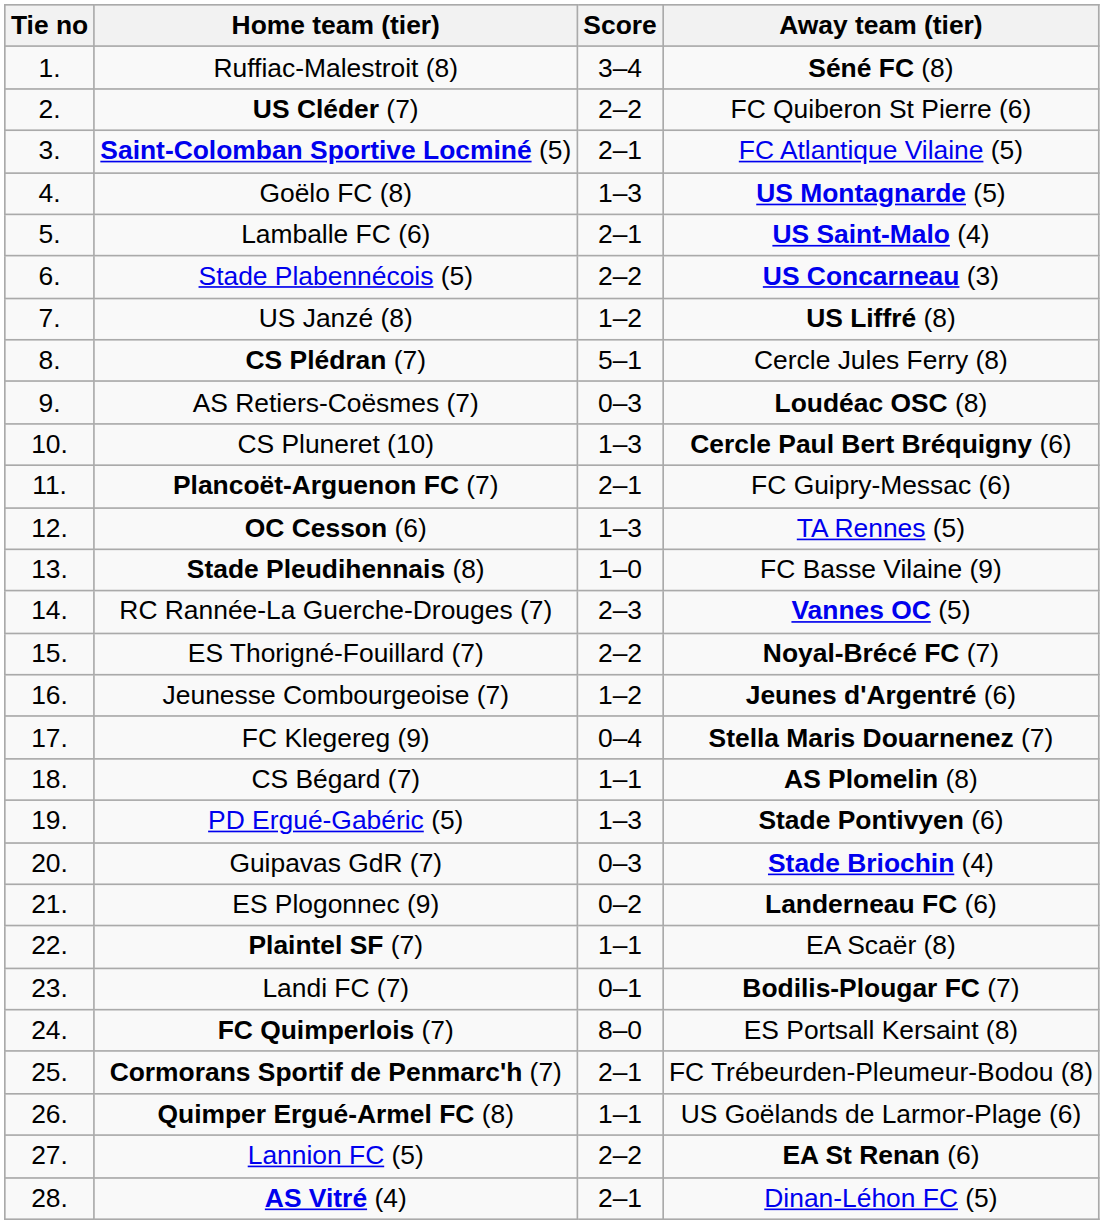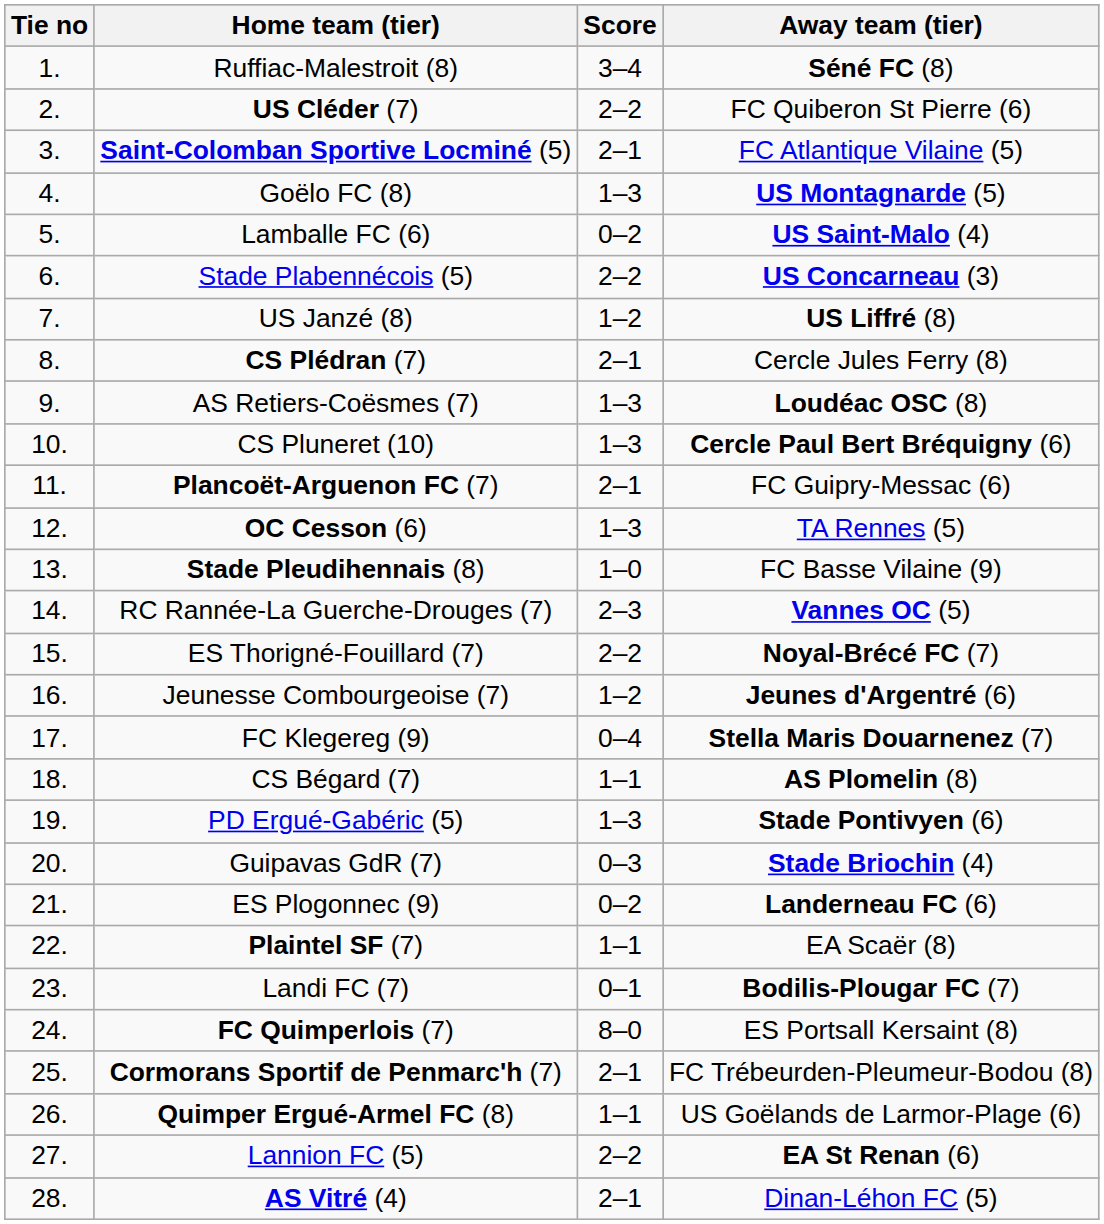(620, 234) 2–1 -> (620, 234) 0–2
(620, 360) 5–1 -> (620, 360) 2–1
(620, 402) 0–3 -> (620, 402) 1–3
